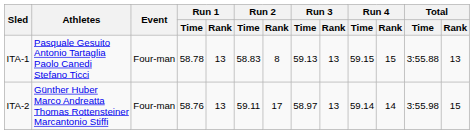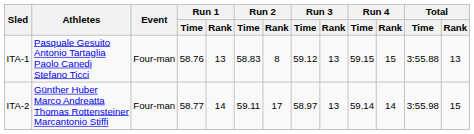(192, 59) 58.78 -> (192, 59) 58.76
(305, 59) 59.13 -> (305, 59) 59.12
(192, 106) 58.76 -> (192, 106) 58.77
(220, 106) 13 -> (220, 106) 14
